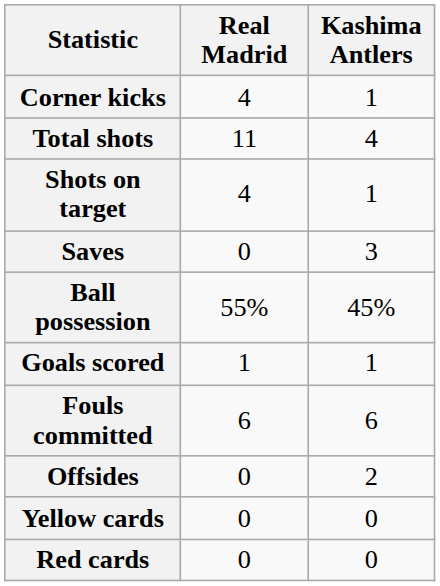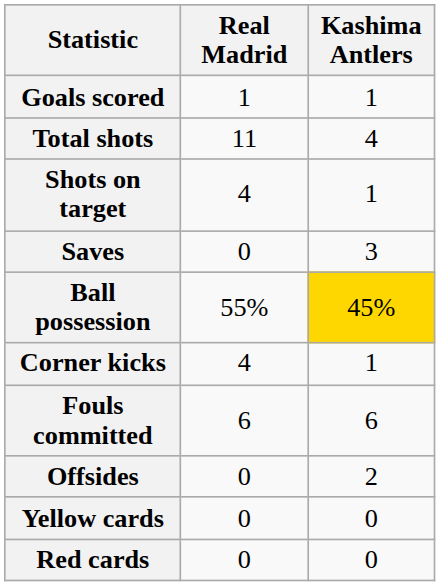rows swapped: (93, 363) <-> (93, 96)
(371, 307) no background -> (371, 307) gold background
